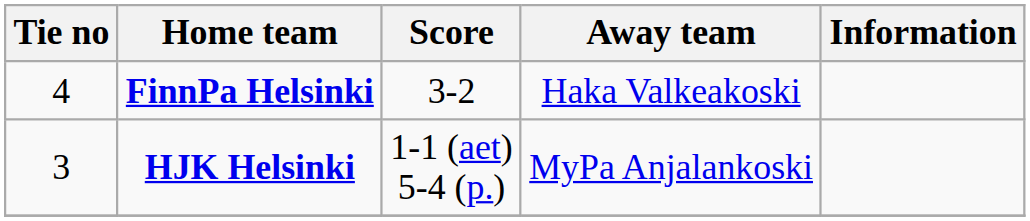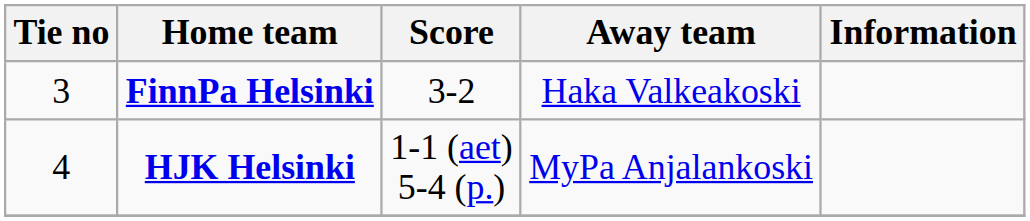(61, 89) 4 -> (61, 89) 3
(61, 166) 3 -> (61, 166) 4
